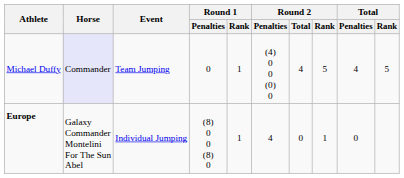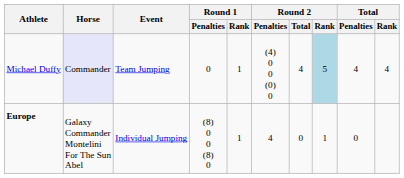(325, 69) no background -> (325, 69) lightblue background
(387, 69) 5 -> (387, 69) 4
